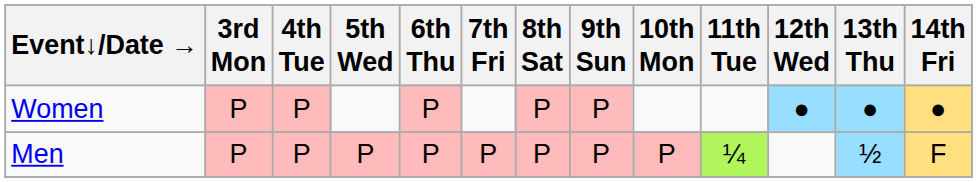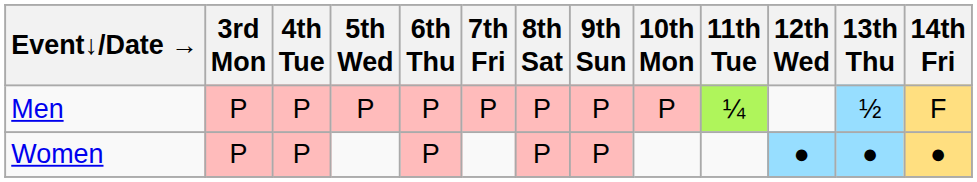rows swapped: (37, 154) <-> (57, 108)
